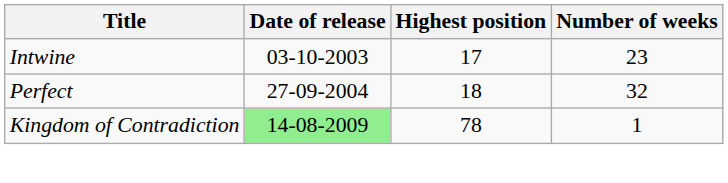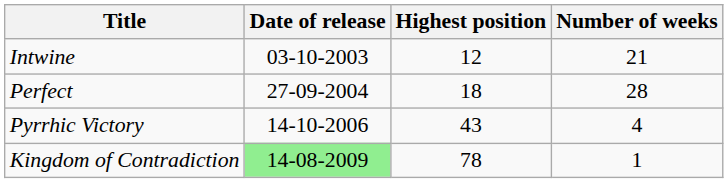(471, 56) 17 -> (471, 56) 12
(637, 56) 23 -> (637, 56) 21
(637, 90) 32 -> (637, 90) 28
+ row: (77, 125)
